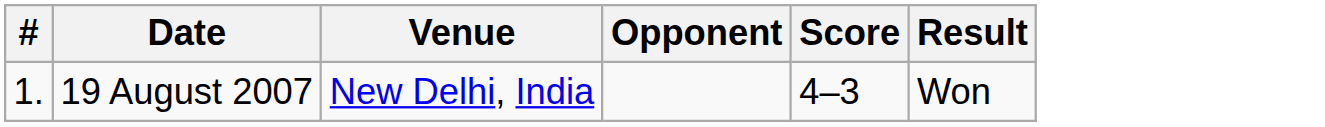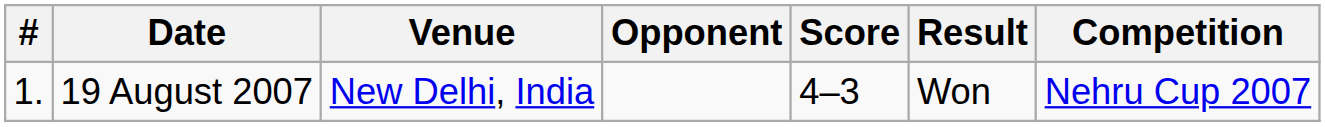+ column: (1178, 33)
